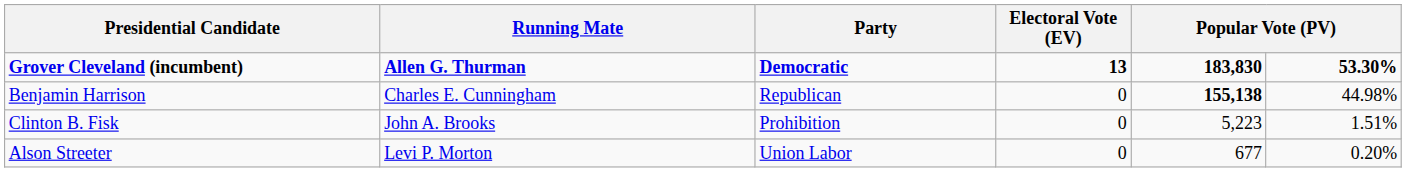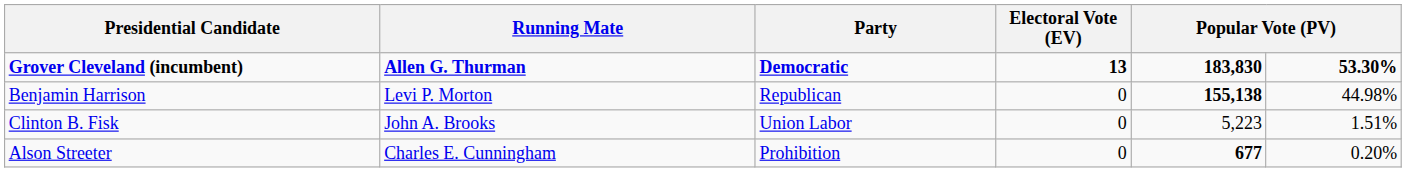(470, 95) Charles E. Cunningham -> (438, 95) Levi P. Morton
(800, 124) Prohibition -> (806, 124) Union Labor
(438, 152) Levi P. Morton -> (470, 152) Charles E. Cunningham
(806, 152) Union Labor -> (800, 152) Prohibition
(1248, 152) normal -> (1248, 152) bold
